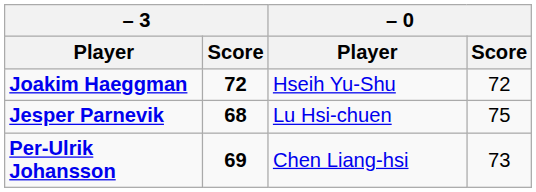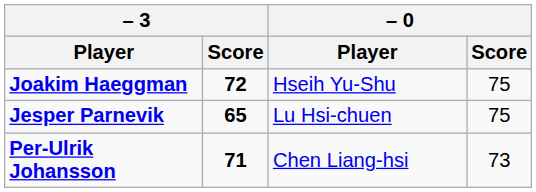(499, 84) 72 -> (499, 84) 75
(236, 116) 68 -> (236, 116) 65
(236, 159) 69 -> (236, 159) 71
